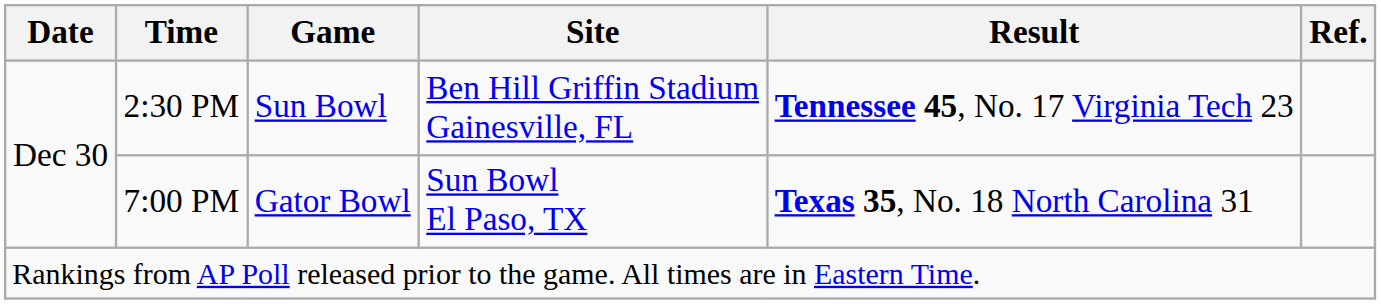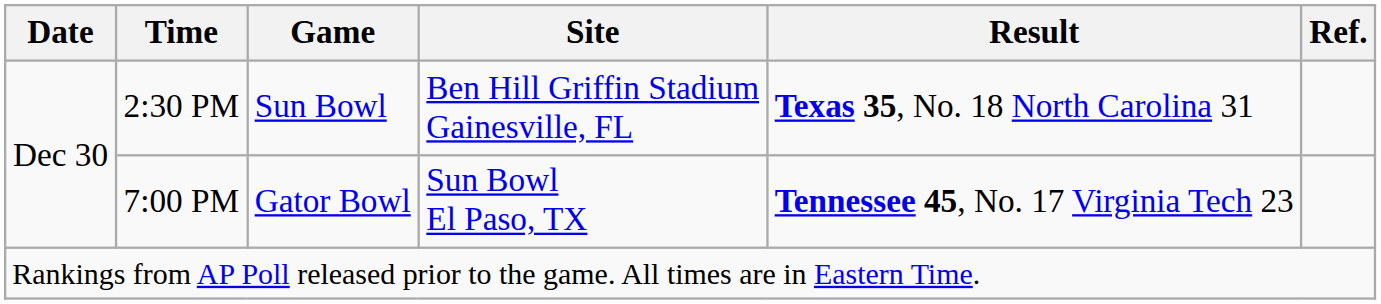(1034, 106) Tennessee 45, No. 17 Virginia Tech 23 -> (1014, 106) Texas 35, No. 18 North Carolina 31
(1014, 200) Texas 35, No. 18 North Carolina 31 -> (1034, 200) Tennessee 45, No. 17 Virginia Tech 23
